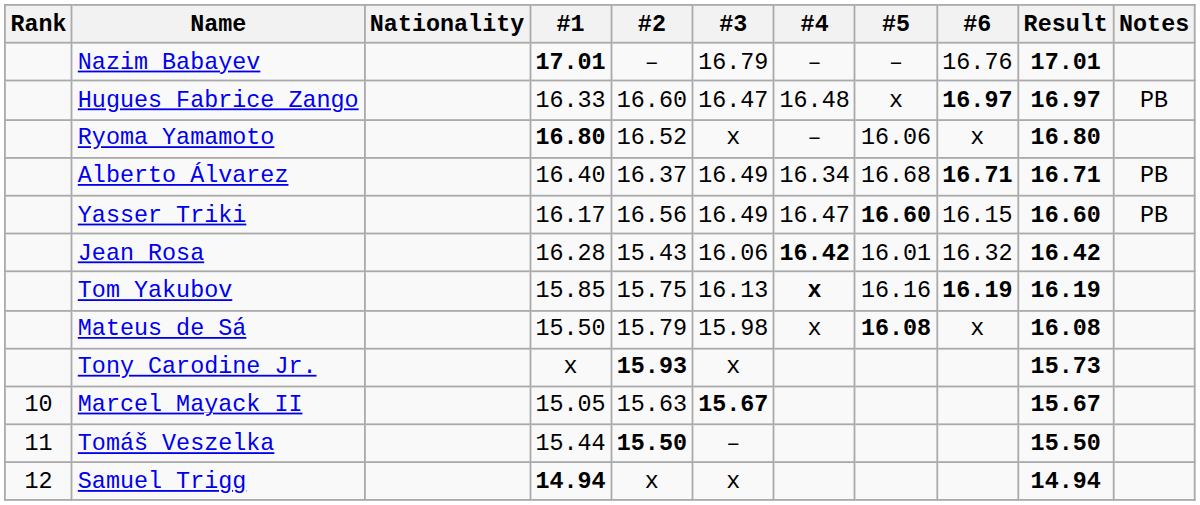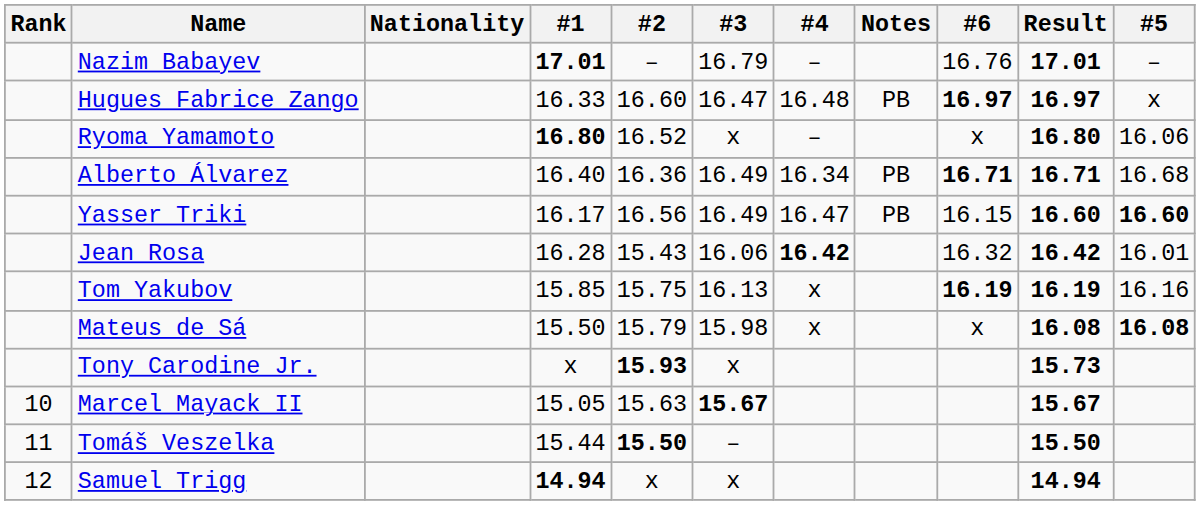columns swapped: (896, 24) <-> (1154, 24)
(652, 177) 16.37 -> (652, 177) 16.36
(815, 291) bold -> (815, 291) normal
